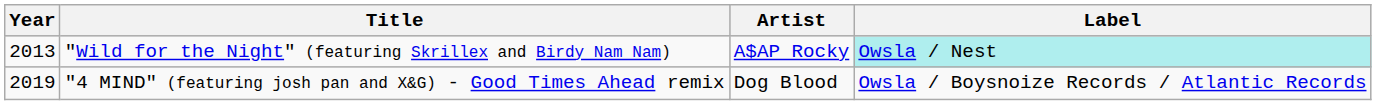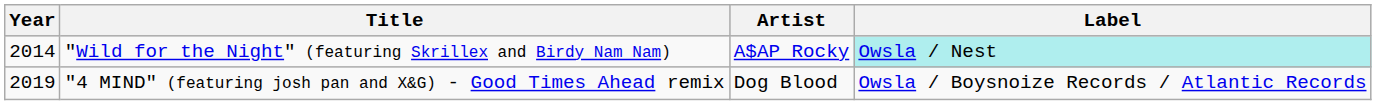(32, 52) 2013 -> (32, 52) 2014
